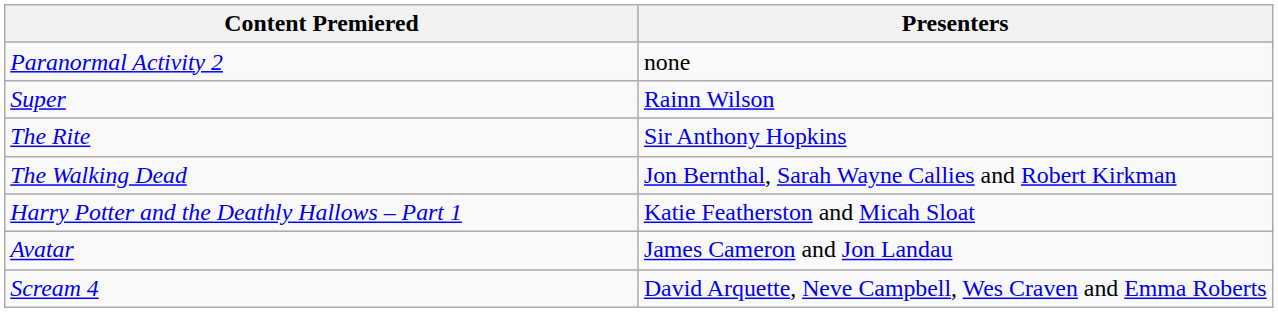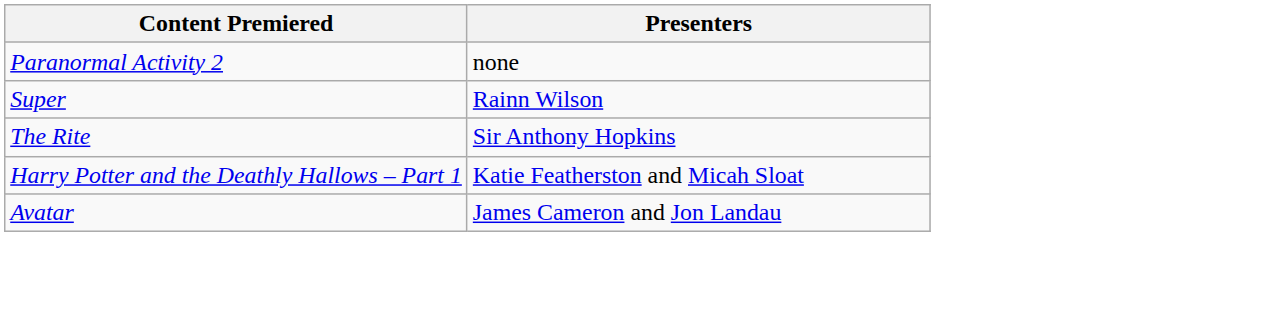- row: (99, 174)
- row: (54, 288)
